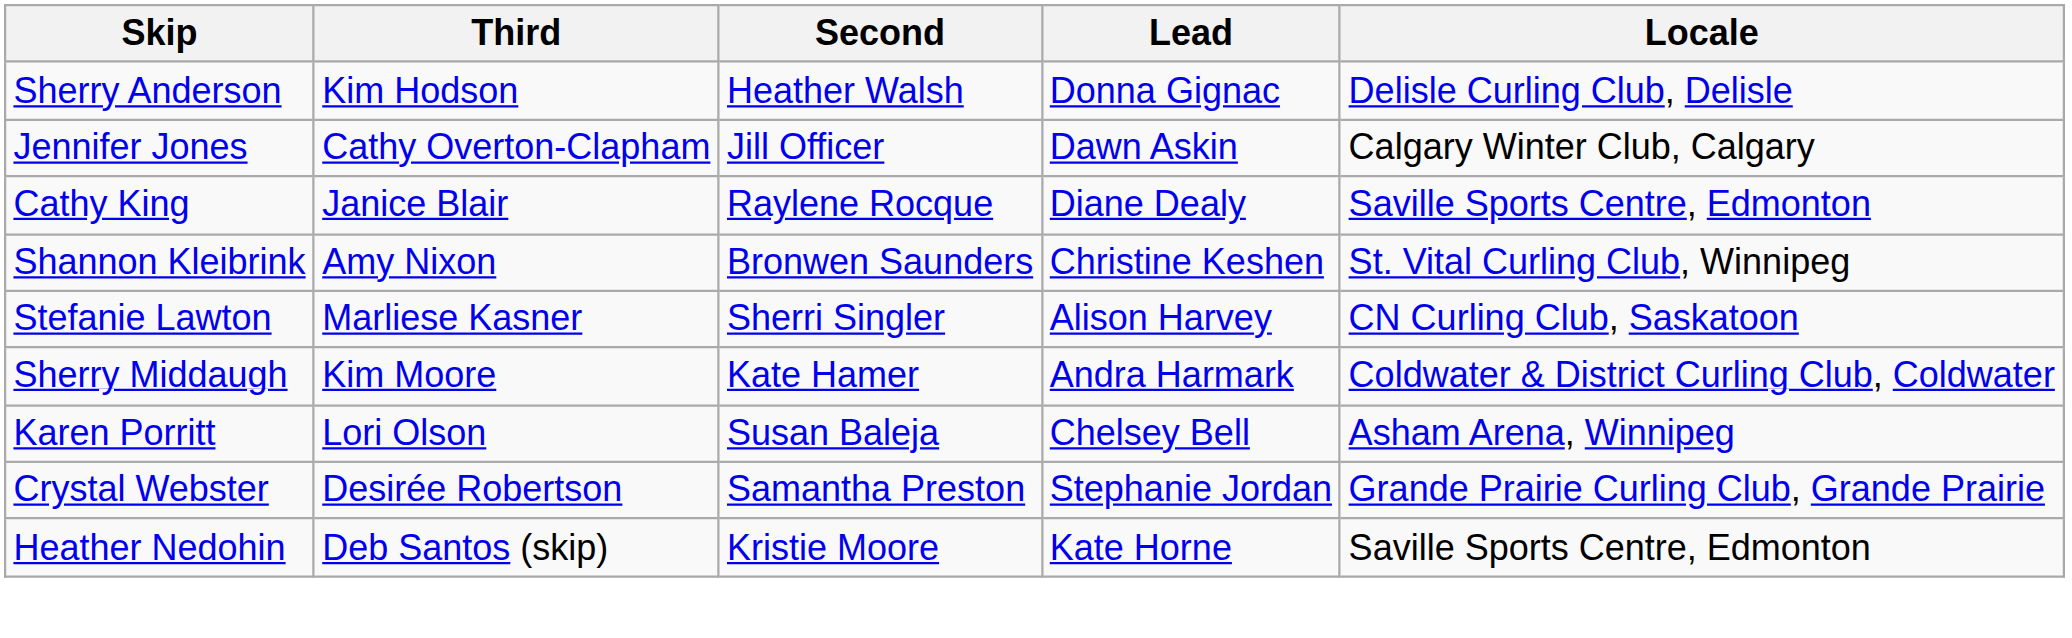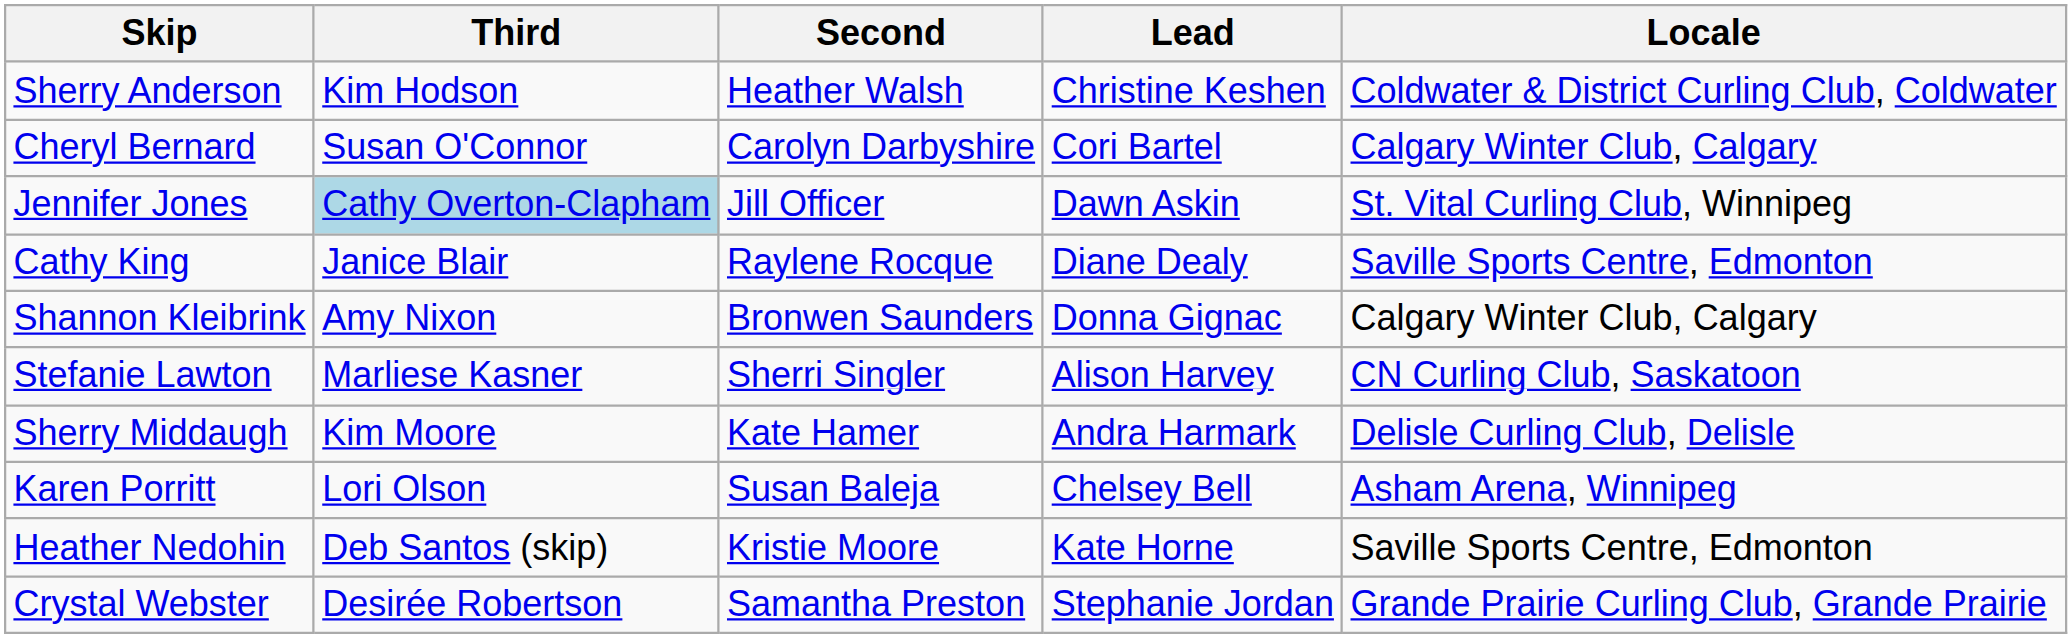(1165, 90) Donna Gignac -> (1189, 90) Christine Keshen
(1571, 90) Delisle Curling Club, Delisle -> (1704, 90) Coldwater & District Curling Club, Coldwater
+ row: (134, 147)
(516, 147) no background -> (516, 204) lightblue background
(1582, 147) Calgary Winter Club, Calgary -> (1601, 204) St. Vital Curling Club, Winnipeg
(1187, 261) Christine Keshen -> (1167, 318) Donna Gignac
(1599, 261) St. Vital Curling Club, Winnipeg -> (1584, 318) Calgary Winter Club, Calgary
(1702, 375) Coldwater & District Curling Club, Coldwater -> (1573, 432) Delisle Curling Club, Delisle
rows swapped: (150, 546) <-> (141, 489)
